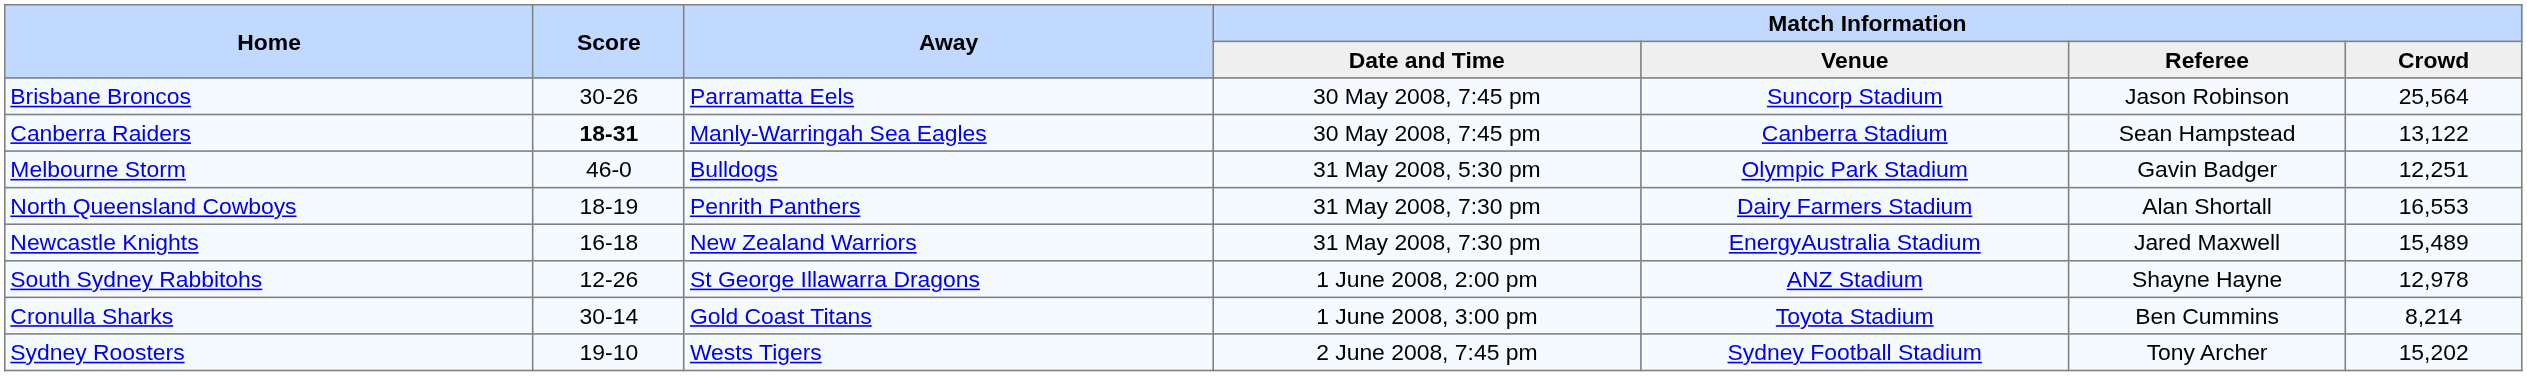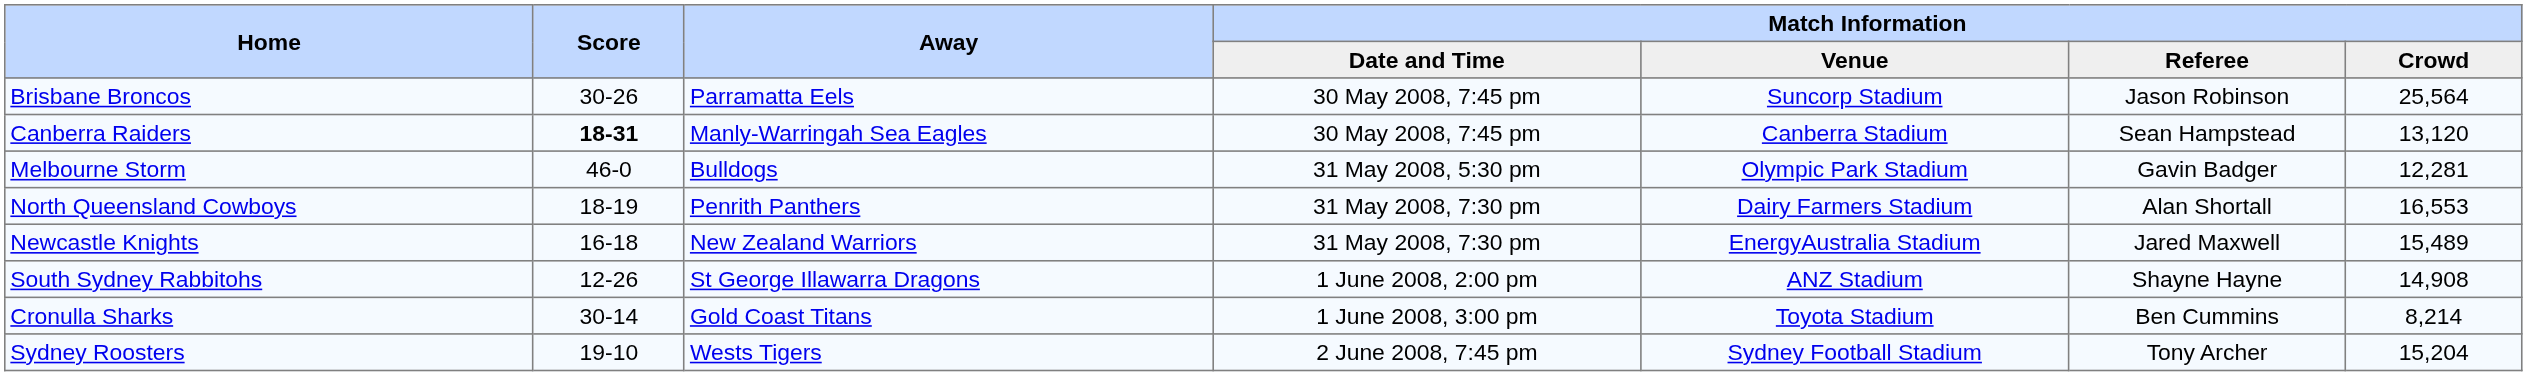(2434, 133) 13,122 -> (2434, 133) 13,120
(2434, 169) 12,251 -> (2434, 169) 12,281
(2434, 279) 12,978 -> (2434, 279) 14,908
(2434, 352) 15,202 -> (2434, 352) 15,204
